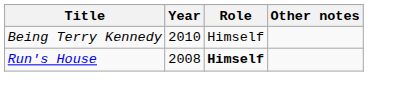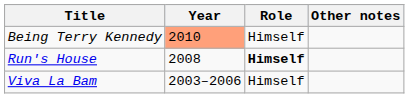(185, 38) no background -> (185, 38) lightsalmon background
+ row: (52, 82)
